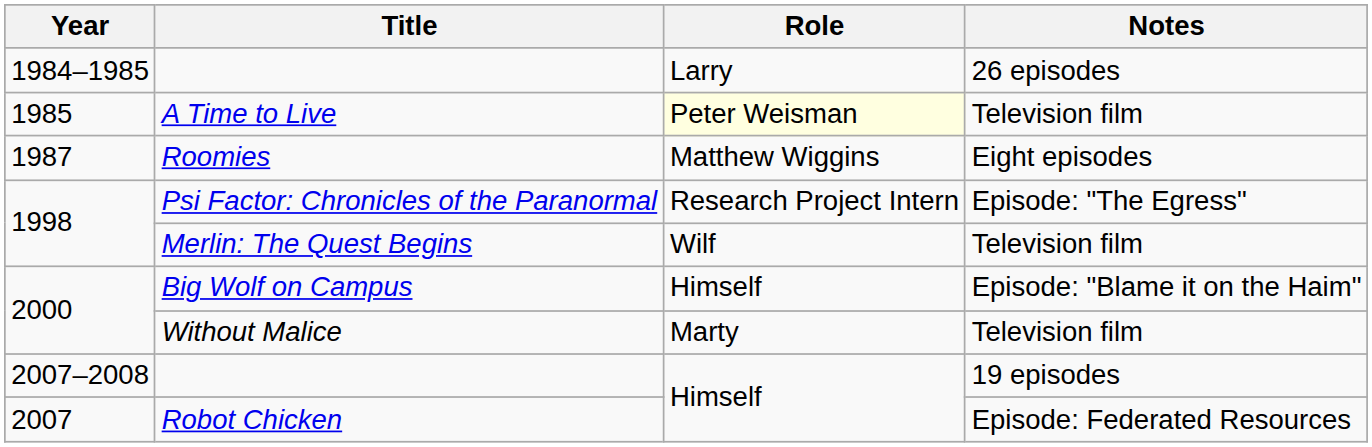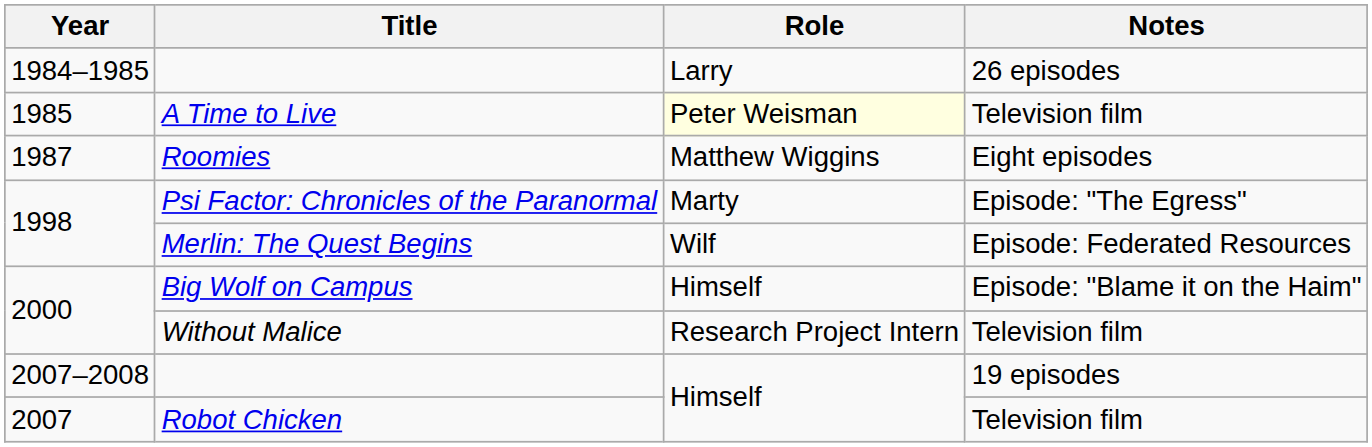(814, 200) Research Project Intern -> (704, 200) Marty
(1057, 244) Television film -> (1161, 244) Episode: Federated Resources
(704, 331) Marty -> (814, 331) Research Project Intern
(1161, 419) Episode: Federated Resources -> (1057, 419) Television film
